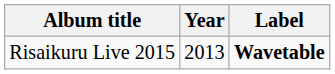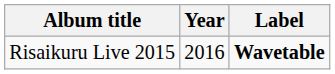(204, 52) 2013 -> (204, 52) 2016
